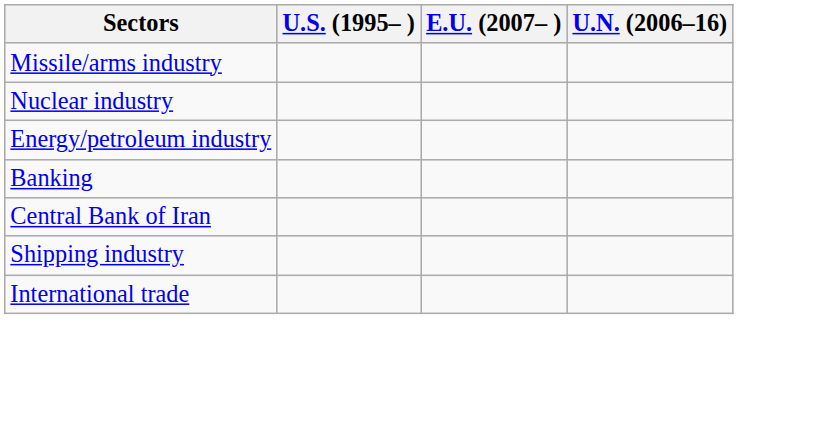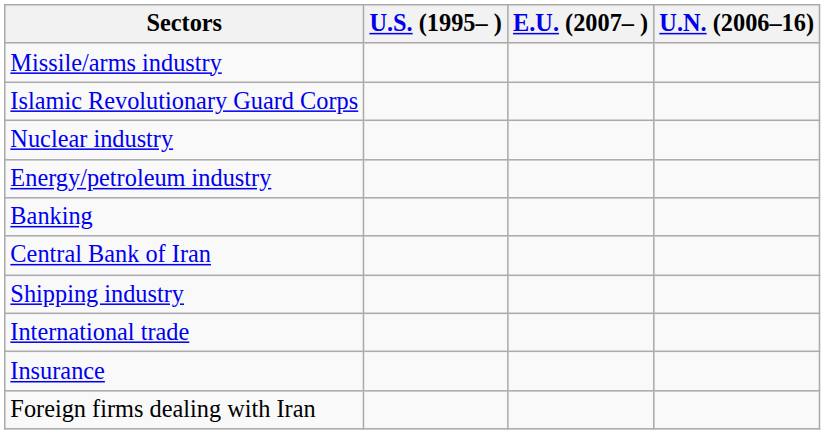+ row: (184, 100)
+ row: (58, 370)
+ row: (163, 409)
